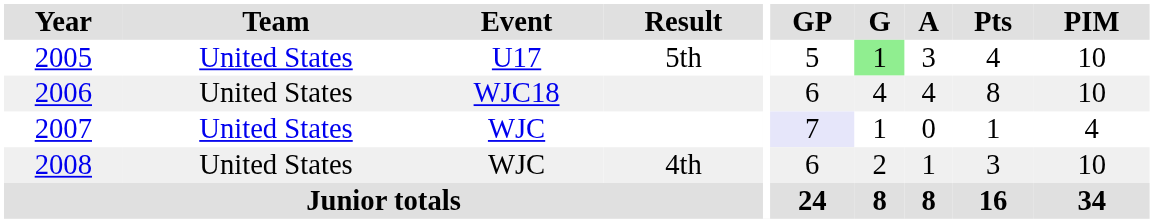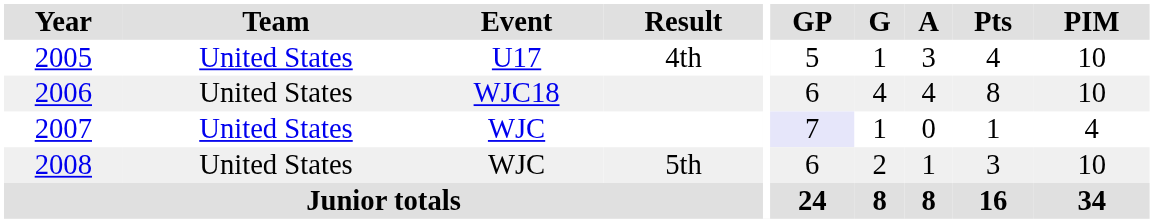(683, 57) 5th -> (683, 57) 4th
(880, 57) lightgreen background -> (880, 57) no background
(683, 164) 4th -> (683, 164) 5th
